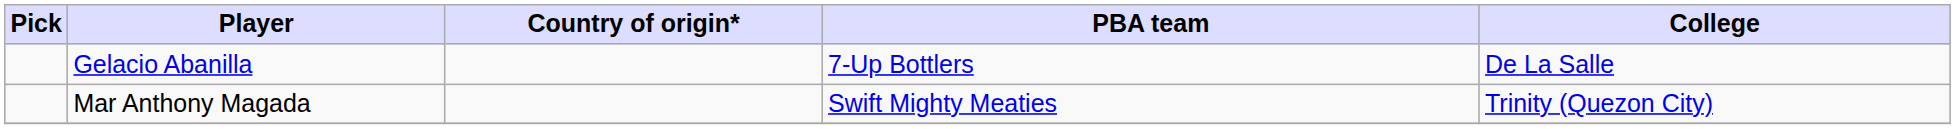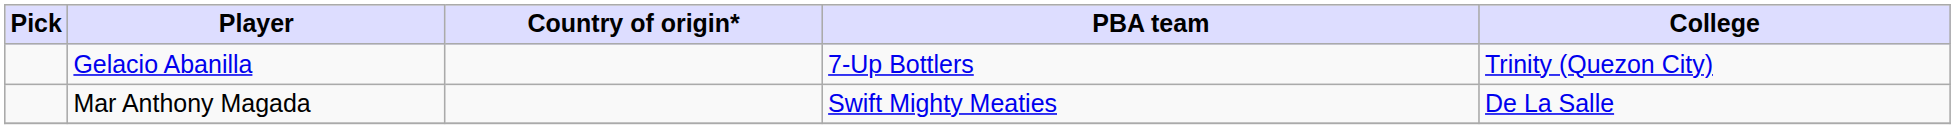(1550, 63) De La Salle -> (1599, 63) Trinity (Quezon City)
(1599, 103) Trinity (Quezon City) -> (1550, 103) De La Salle
